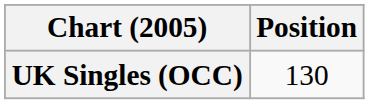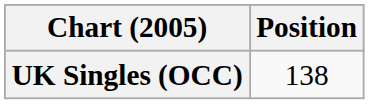(307, 74) 130 -> (307, 74) 138
